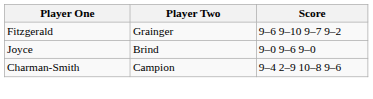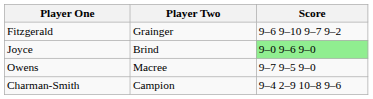(287, 49) no background -> (287, 49) lightgreen background
+ row: (23, 67)
